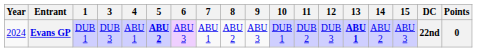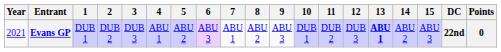+ column: (110, 11)
(16, 33) 2024 -> (16, 33) 2021
(159, 33) bold -> (184, 33) normal
